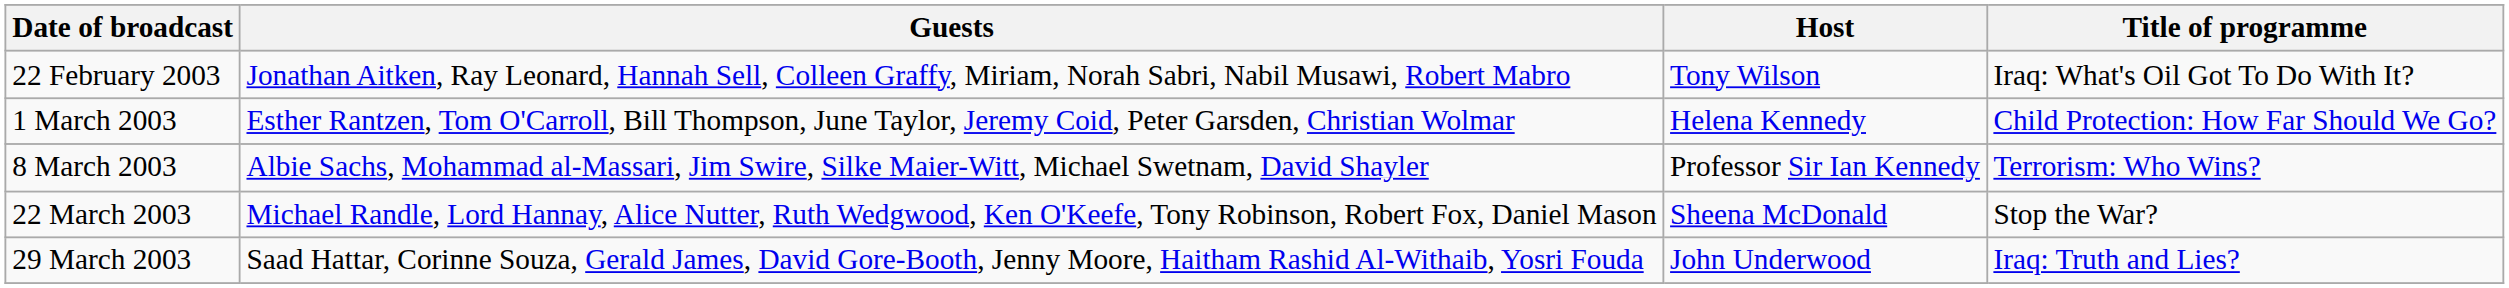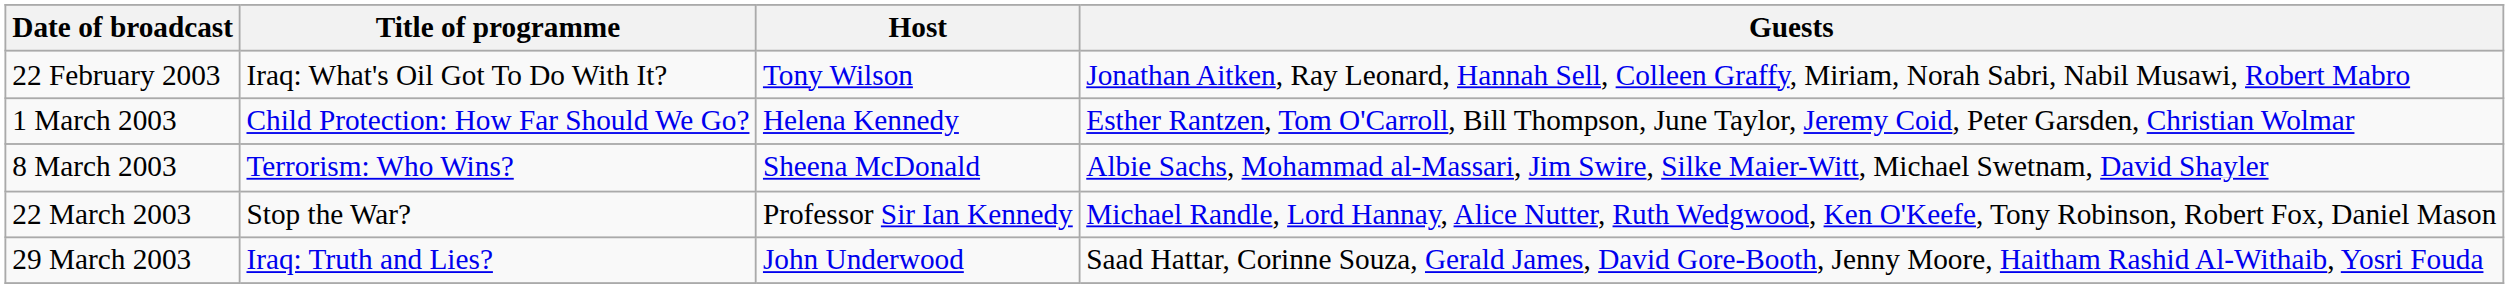columns swapped: (2245, 27) <-> (952, 27)
(1825, 167) Professor Sir Ian Kennedy -> (872, 167) Sheena McDonald
(1779, 213) Sheena McDonald -> (918, 213) Professor Sir Ian Kennedy
